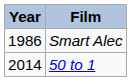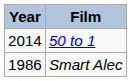rows swapped: (86, 41) <-> (72, 65)
